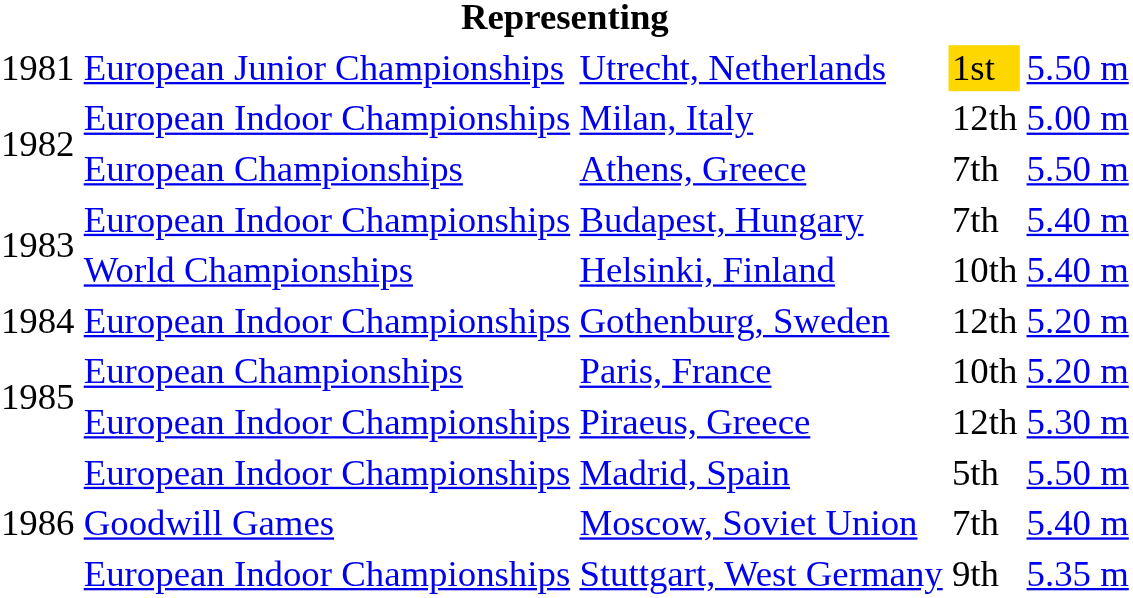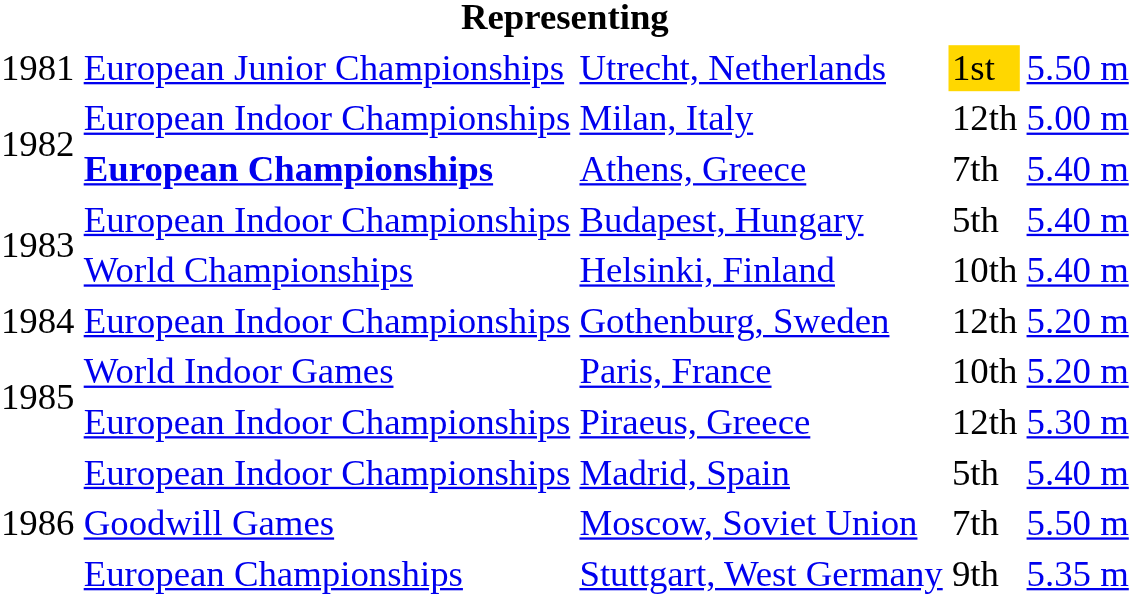(273, 168) normal -> (288, 168) bold
(1078, 168) 5.50 m -> (1078, 168) 5.40 m
(975, 219) 7th -> (975, 219) 5th
(273, 371) European Championships -> (239, 371) World Indoor Games
(1078, 472) 5.50 m -> (1078, 472) 5.40 m
(1078, 522) 5.40 m -> (1078, 522) 5.50 m
(327, 573) European Indoor Championships -> (273, 573) European Championships
